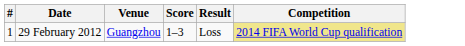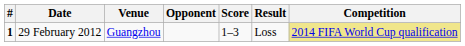+ column: (191, 13)
(10, 32) normal -> (10, 32) bold
